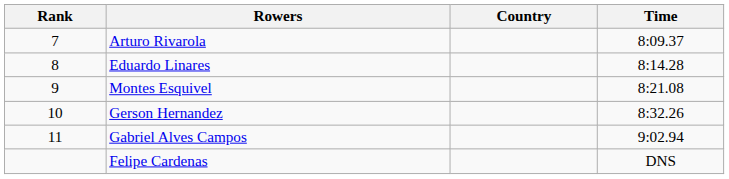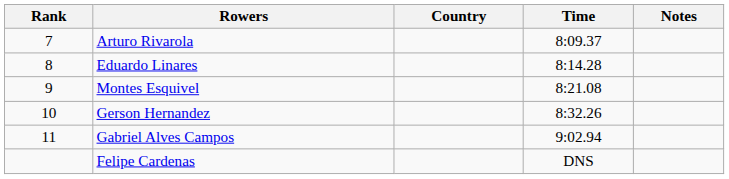+ column: (679, 16)
